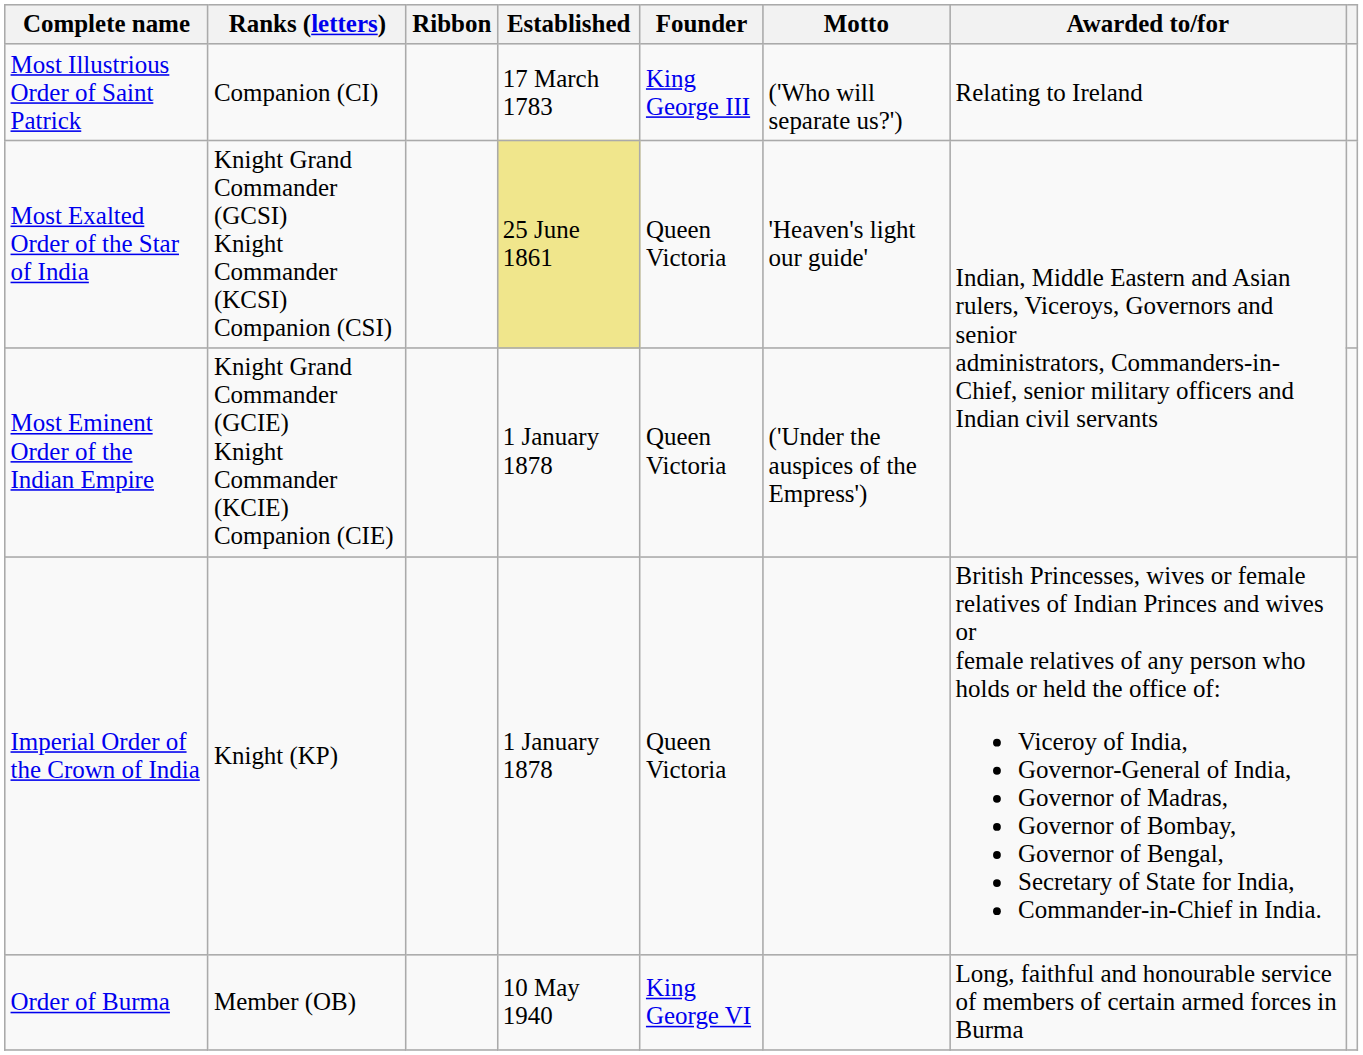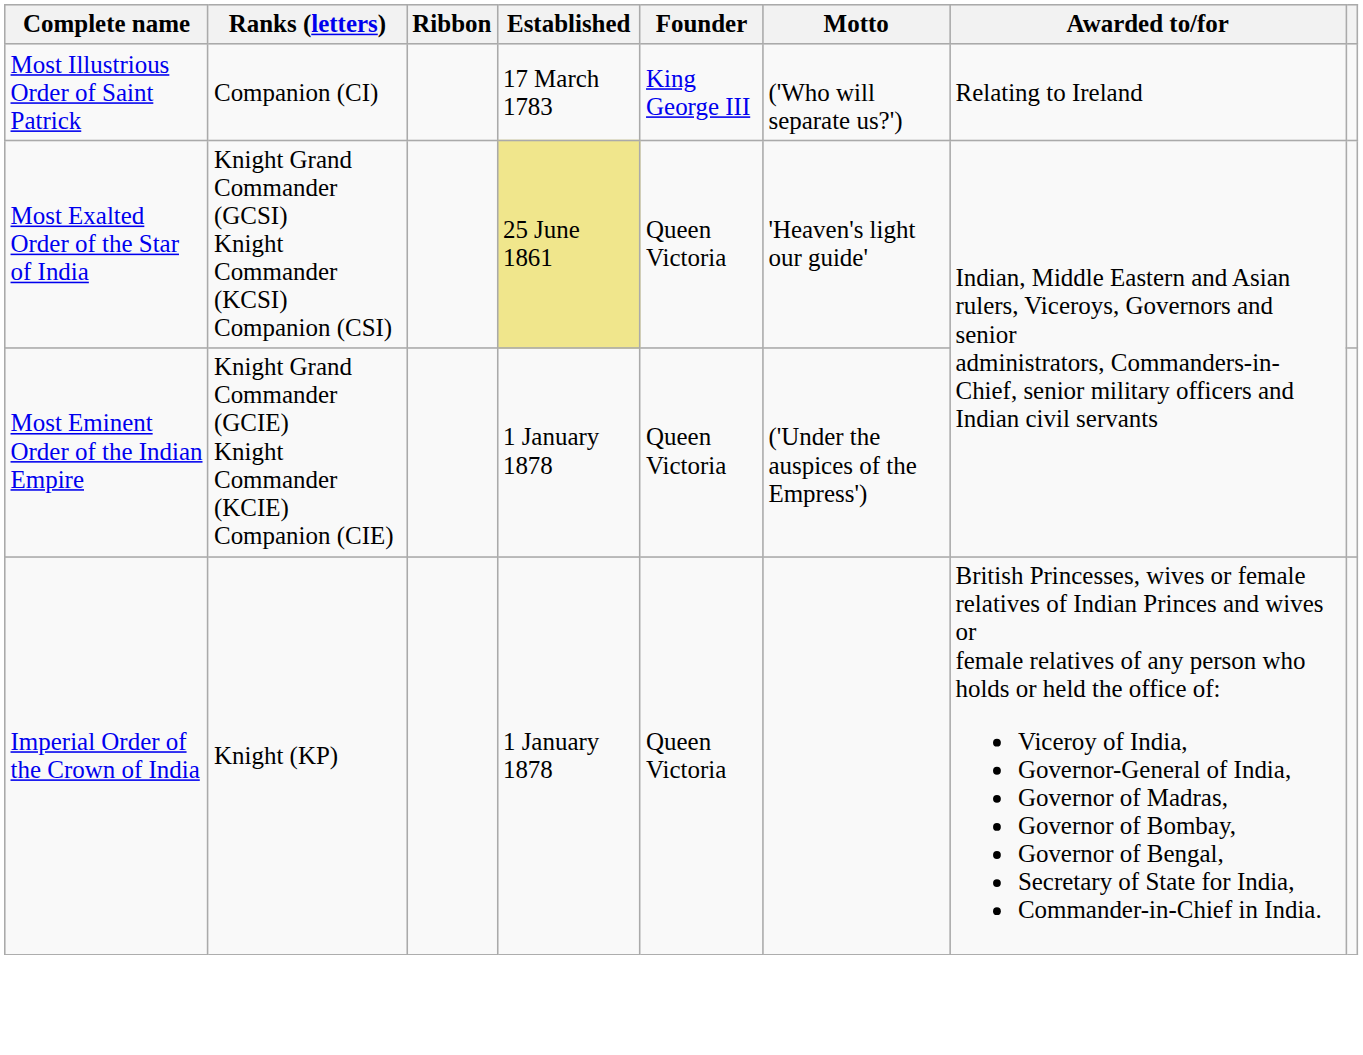- row: (90, 1002)
